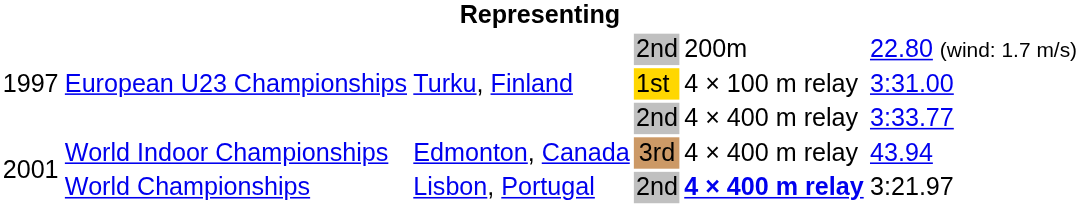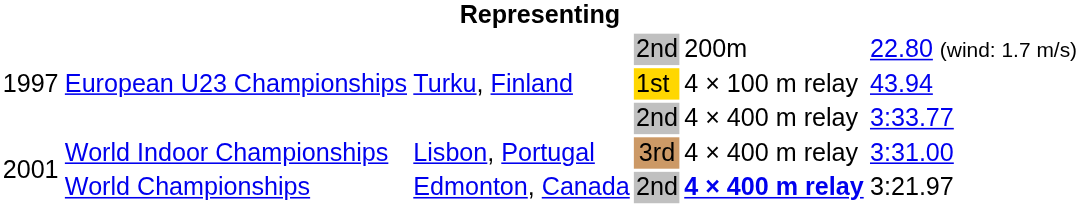(912, 83) 3:31.00 -> (901, 83) 43.94
(522, 152) Edmonton, Canada -> (504, 152) Lisbon, Portugal
(901, 152) 43.94 -> (912, 152) 3:31.00
(504, 187) Lisbon, Portugal -> (522, 187) Edmonton, Canada
